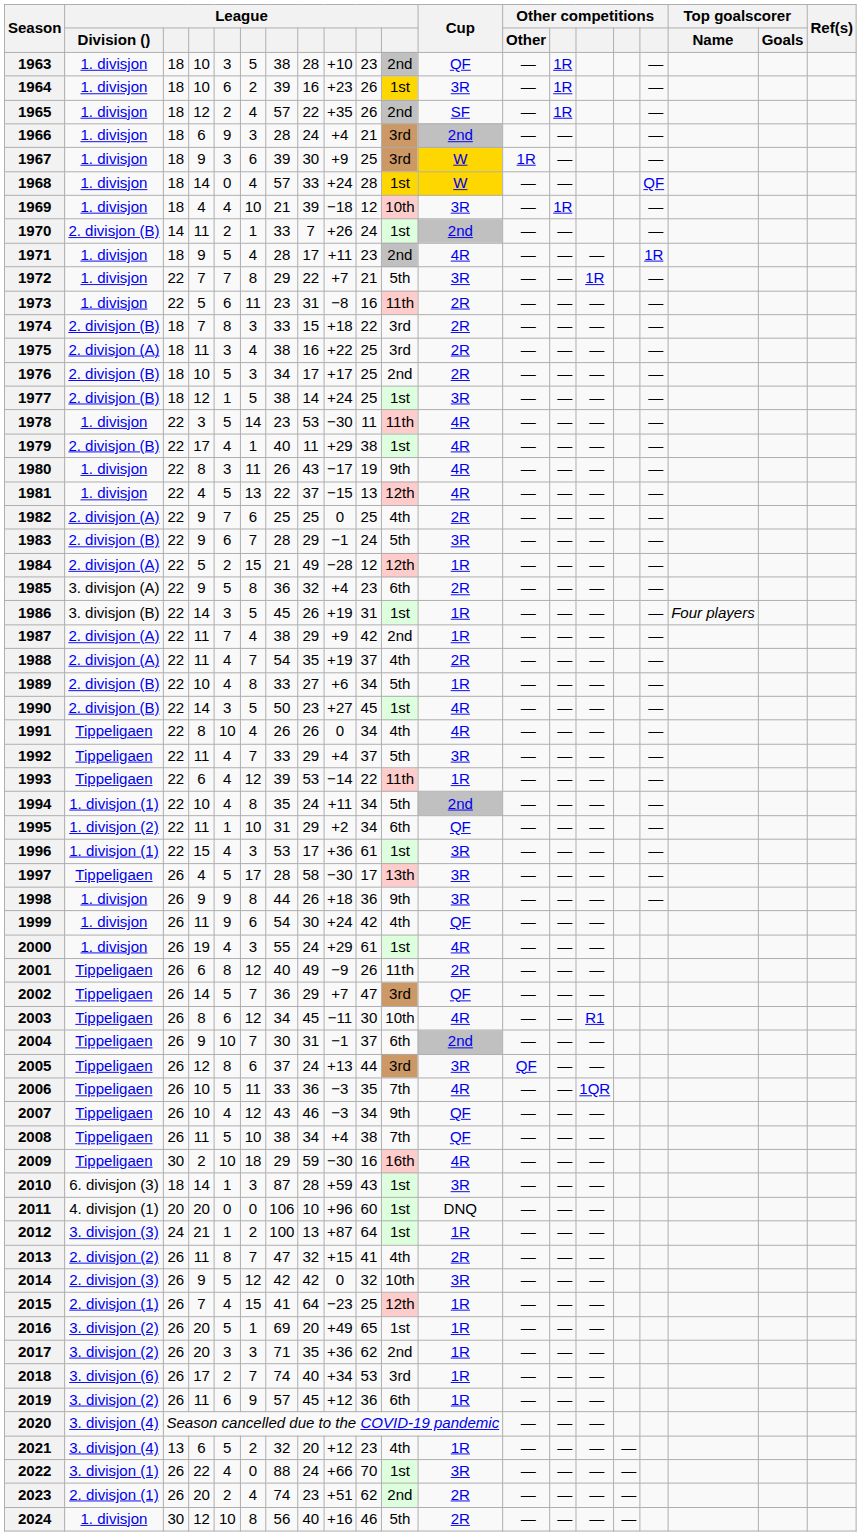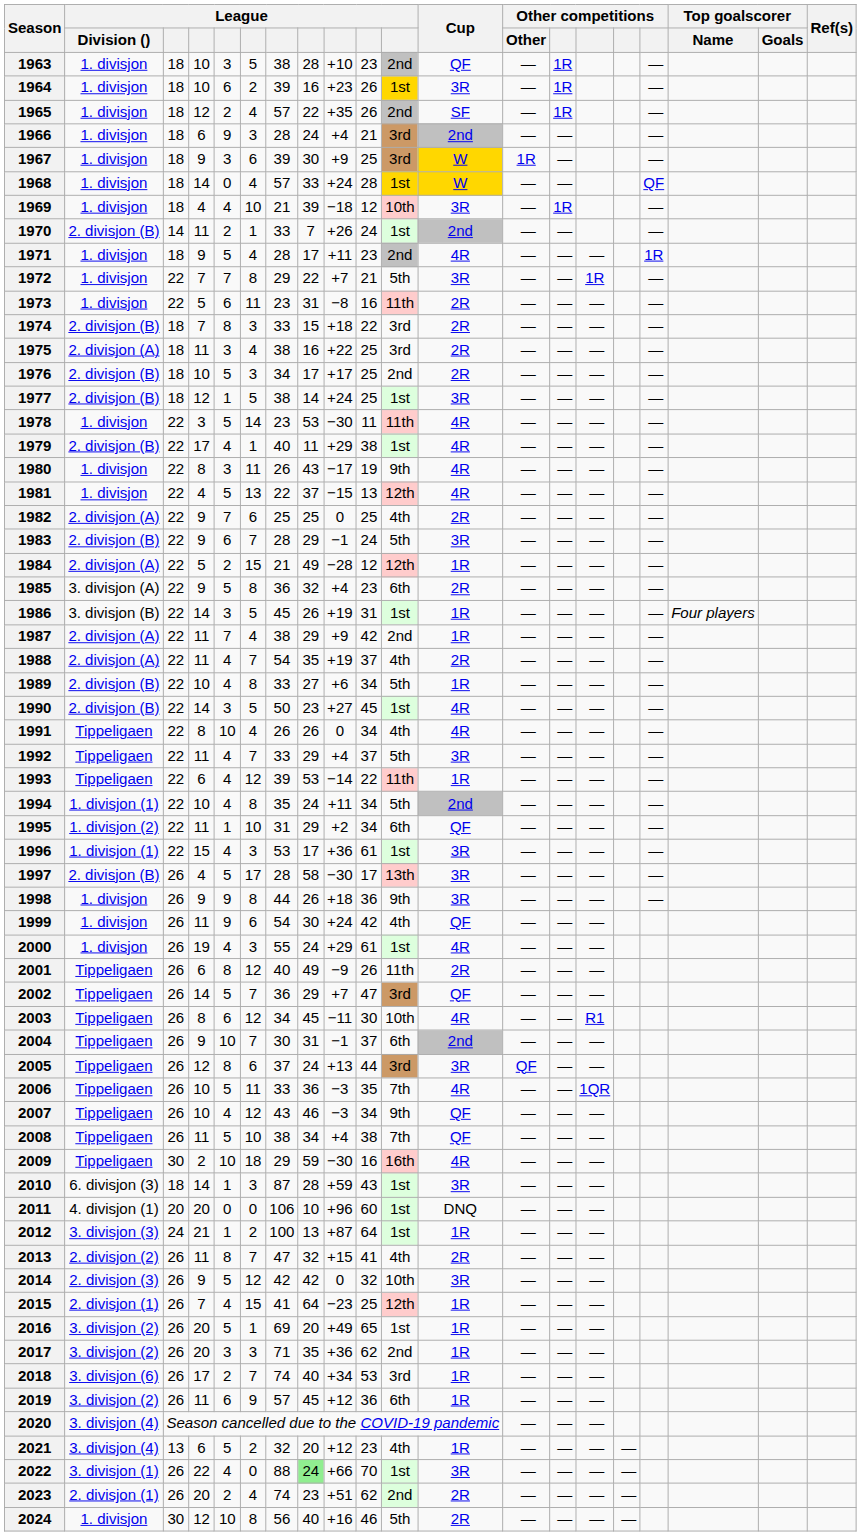(114, 875) Tippeligaen -> (114, 875) 2. divisjon (B)
(311, 1471) no background -> (311, 1471) lightgreen background
